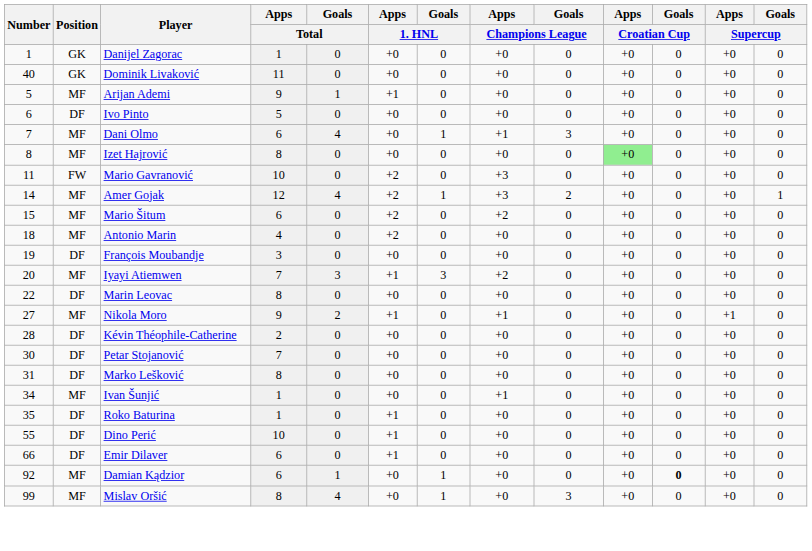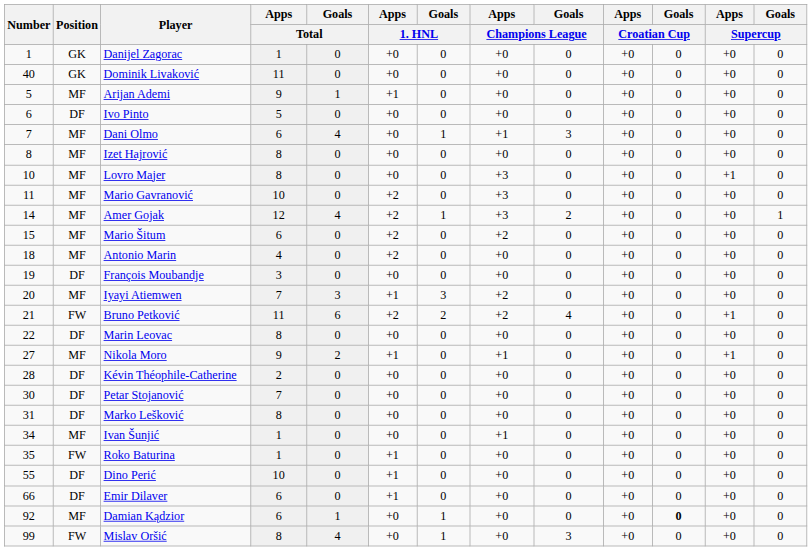(628, 155) lightgreen background -> (628, 155) no background
+ row: (134, 175)
(77, 175) FW -> (77, 195) MF
+ row: (142, 315)
(77, 415) DF -> (77, 455) FW
(77, 495) MF -> (77, 536) FW
